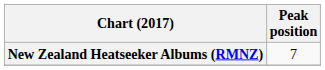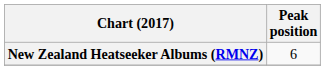(294, 53) 7 -> (294, 53) 6
